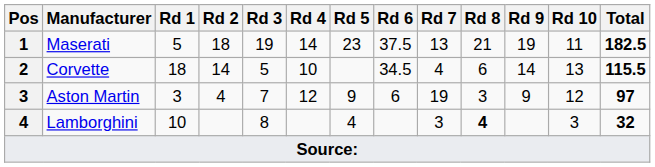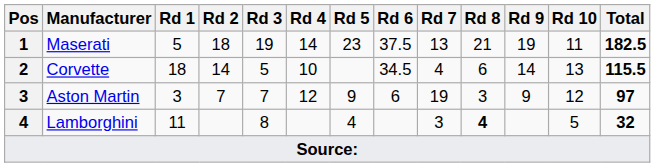(221, 97) 4 -> (221, 97) 7
(177, 123) 10 -> (177, 123) 11
(574, 123) 3 -> (574, 123) 5
